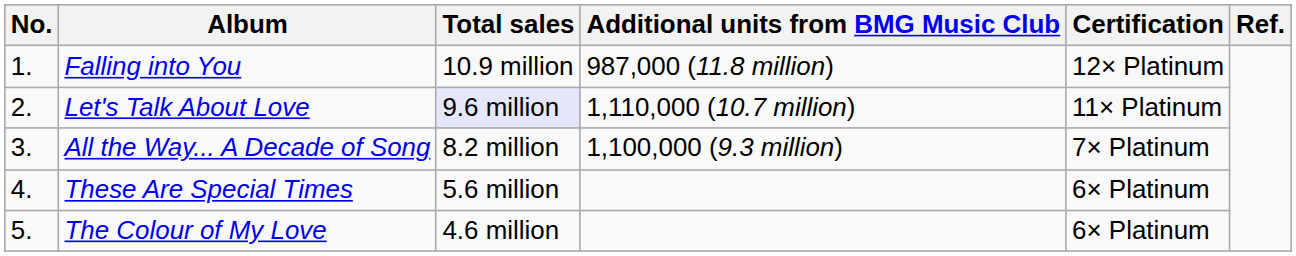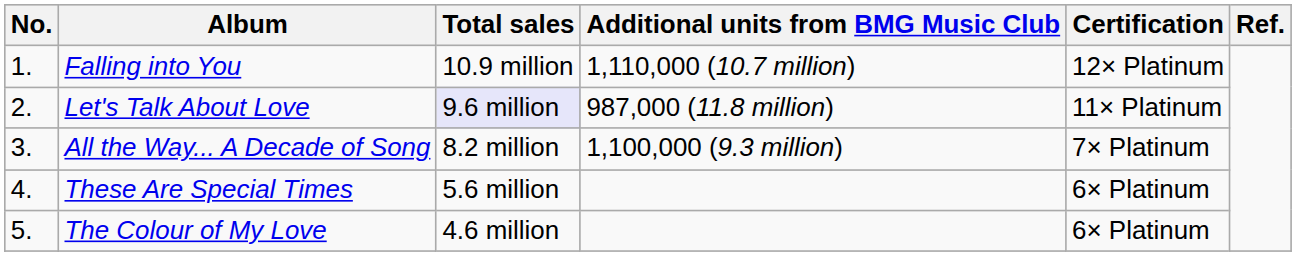(710, 66) 987,000 (11.8 million) -> (721, 66) 1,110,000 (10.7 million)
(721, 107) 1,110,000 (10.7 million) -> (710, 107) 987,000 (11.8 million)
